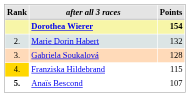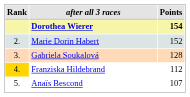(176, 41) 132 -> (176, 41) 152
(176, 69) 115 -> (176, 69) 112
(17, 84) bold -> (17, 84) normal
